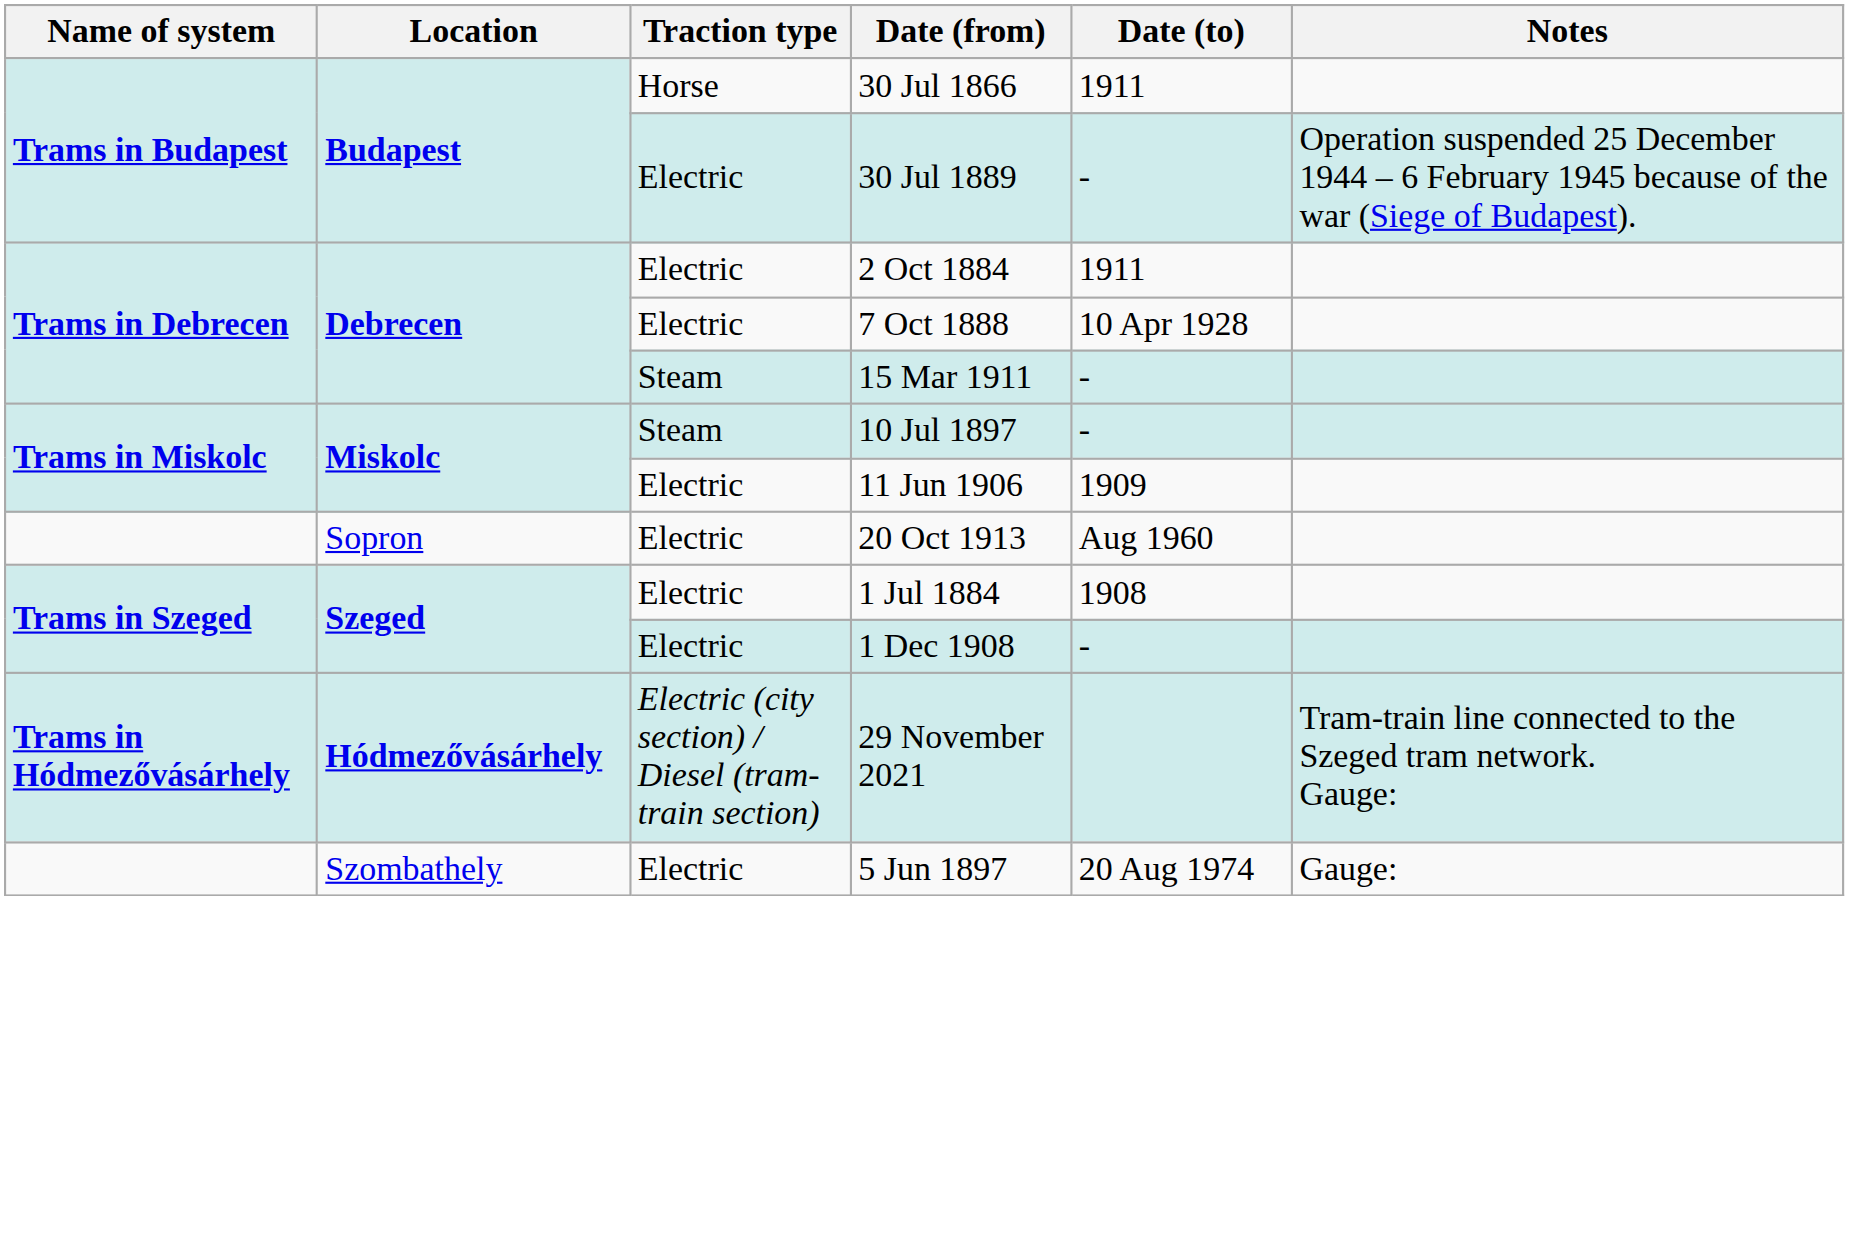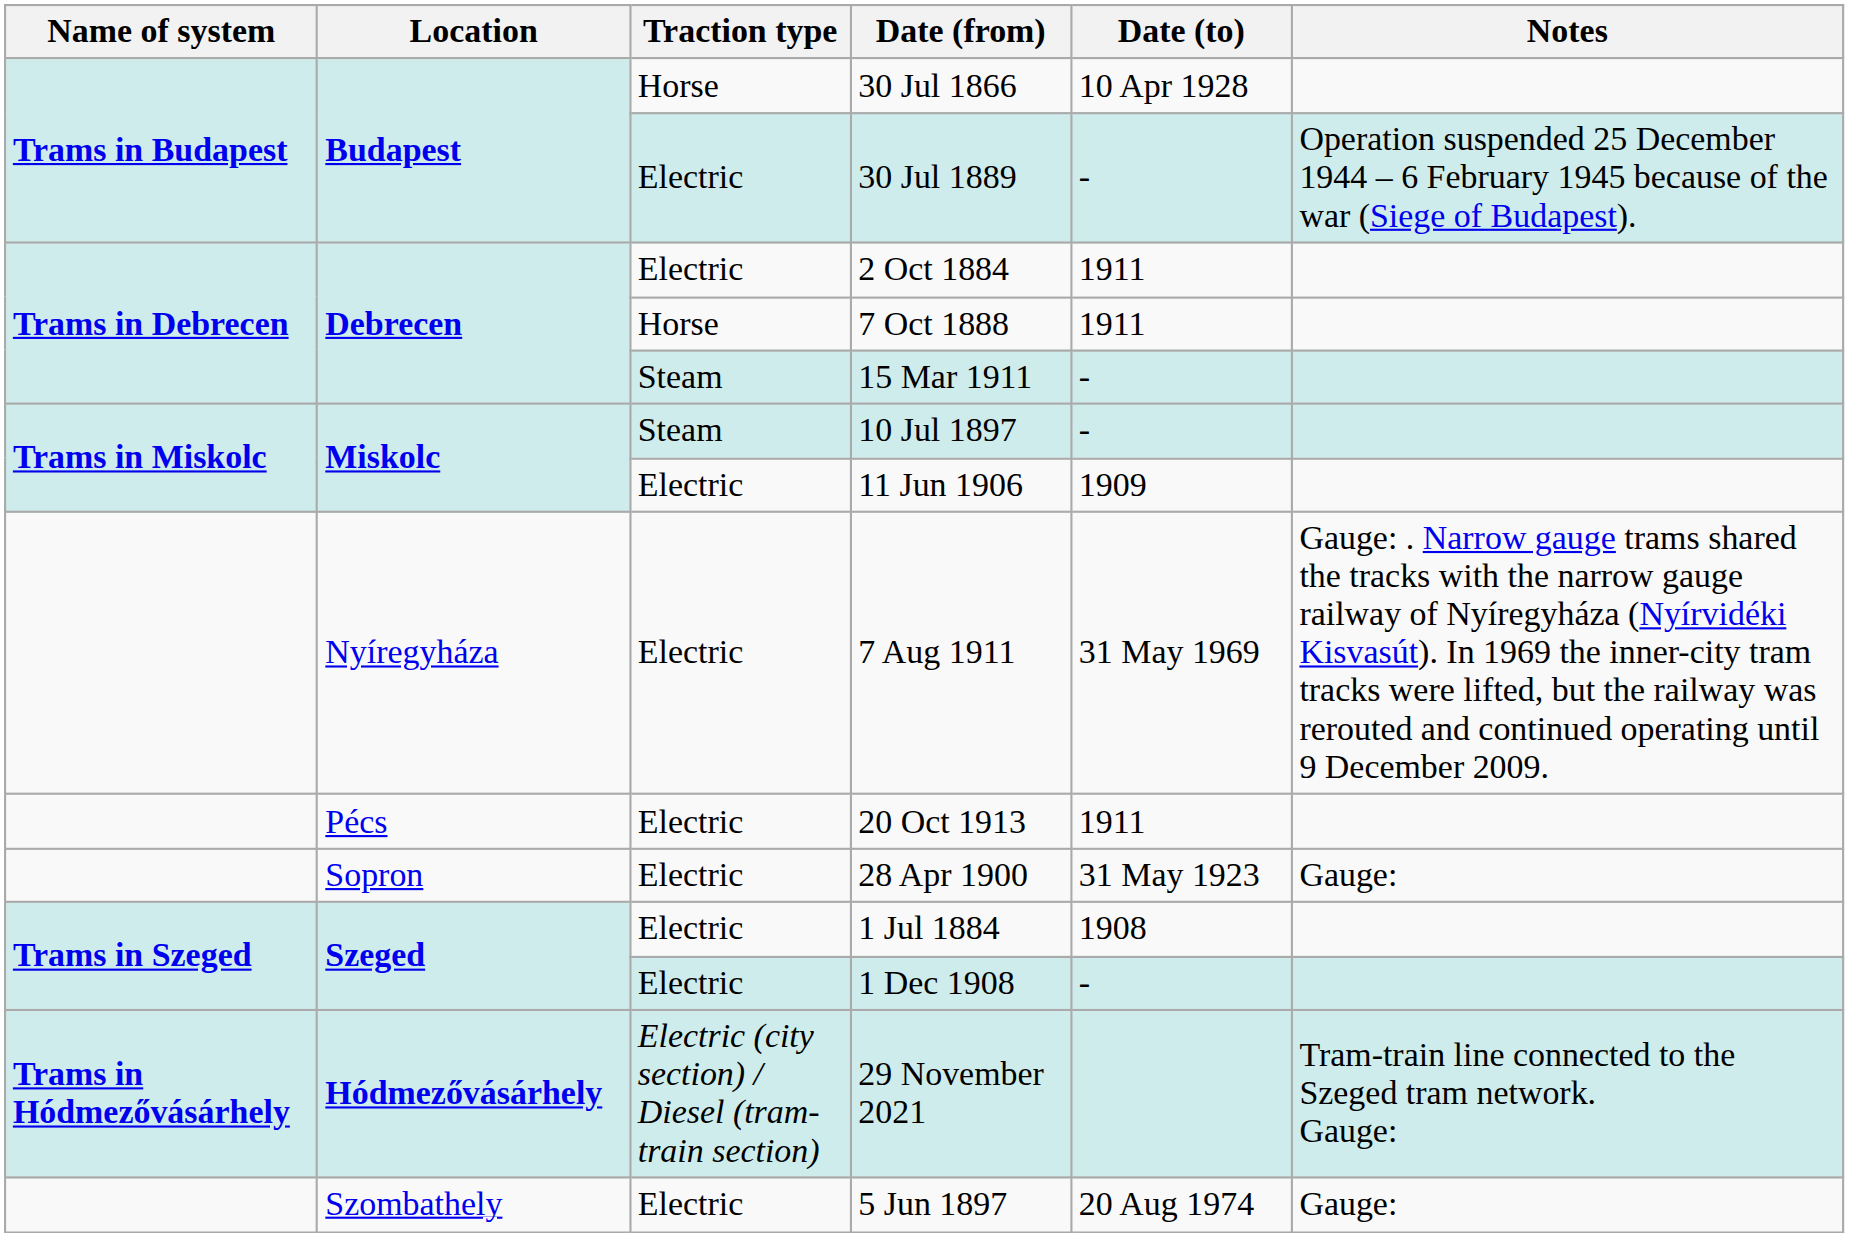(1112, 85) 1911 -> (1164, 85) 10 Apr 1928
(690, 322) Electric -> (678, 322) Horse
(1164, 322) 10 Apr 1928 -> (1112, 322) 1911
+ row: (937, 652)
(374, 538) Sopron -> (356, 820) Pécs
(1146, 538) Aug 1960 -> (1112, 820) 1911
+ row: (943, 874)
